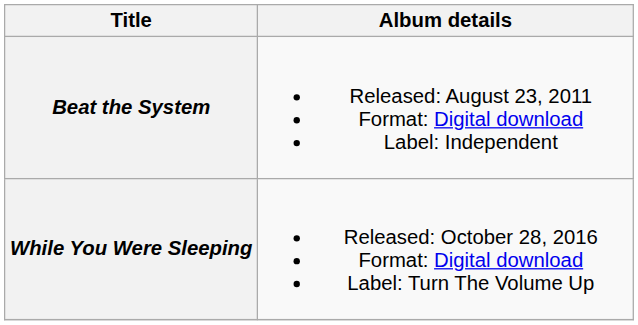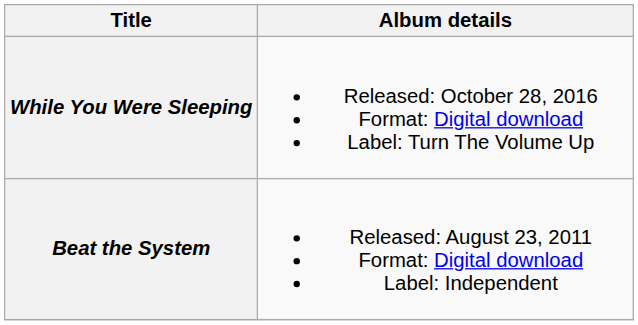rows swapped: (131, 107) <-> (131, 248)
